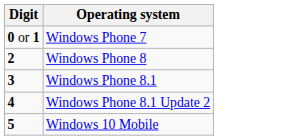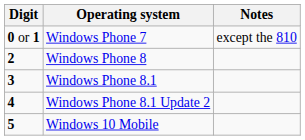+ column: (257, 15)
